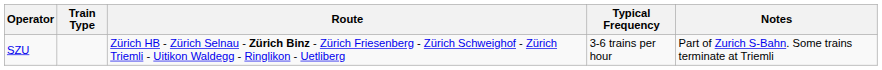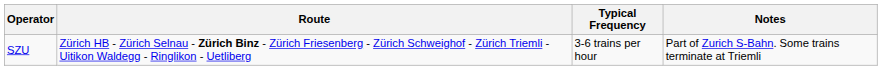- column: (82, 19)
